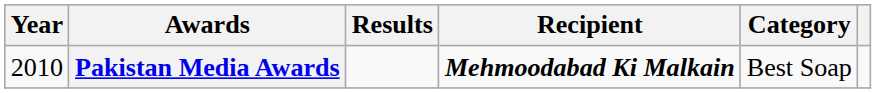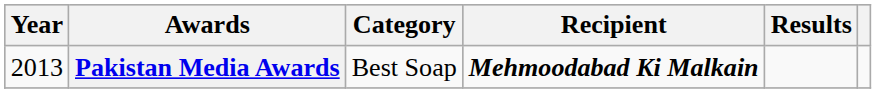columns swapped: (799, 25) <-> (392, 25)
(37, 66) 2010 -> (37, 66) 2013
